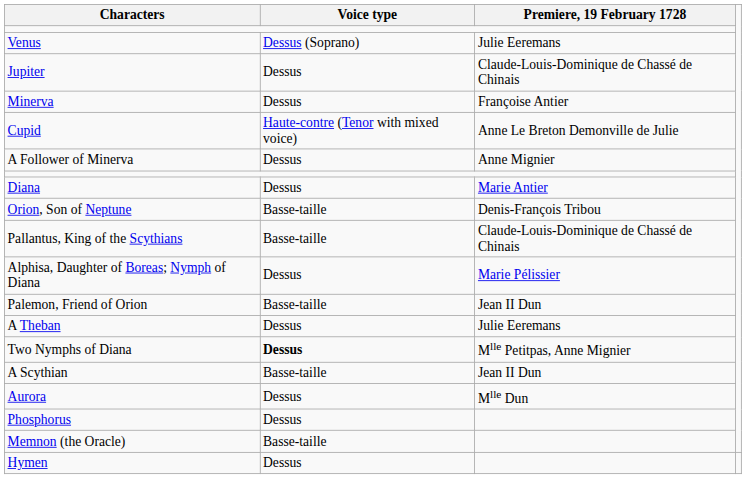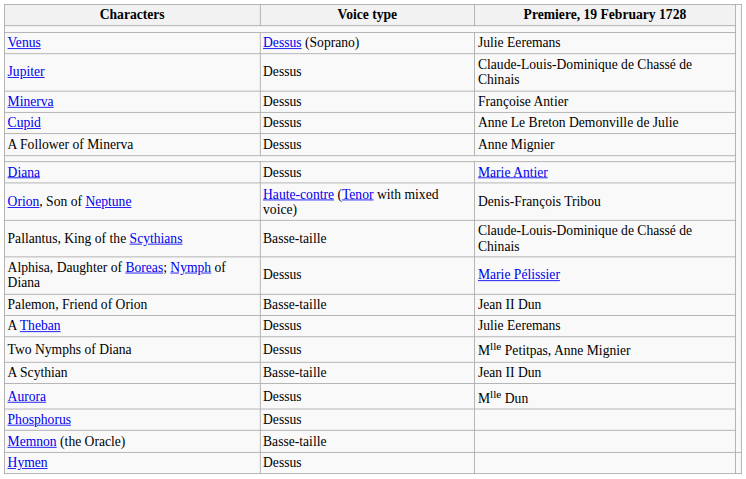(351, 130) Haute-contre (Tenor with mixed voice) -> (282, 123) Dessus
(295, 209) Basse-taille -> (351, 201) Haute-contre (Tenor with mixed voice)
(283, 349) bold -> (282, 349) normal
